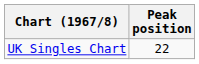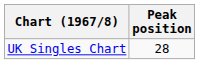(162, 49) 22 -> (162, 49) 28
